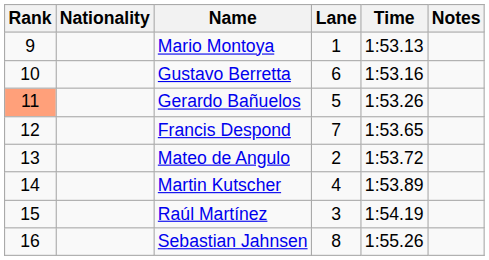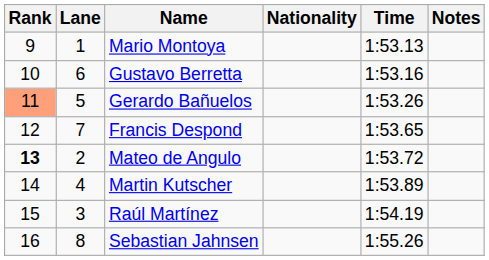columns swapped: (336, 18) <-> (105, 18)
(30, 158) normal -> (30, 158) bold
